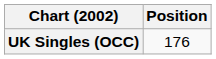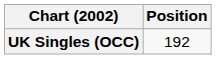(177, 41) 176 -> (177, 41) 192
